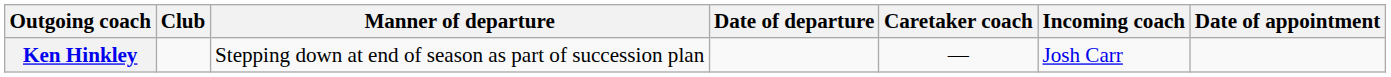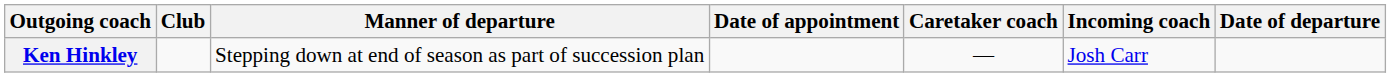columns swapped: (794, 21) <-> (1287, 21)
